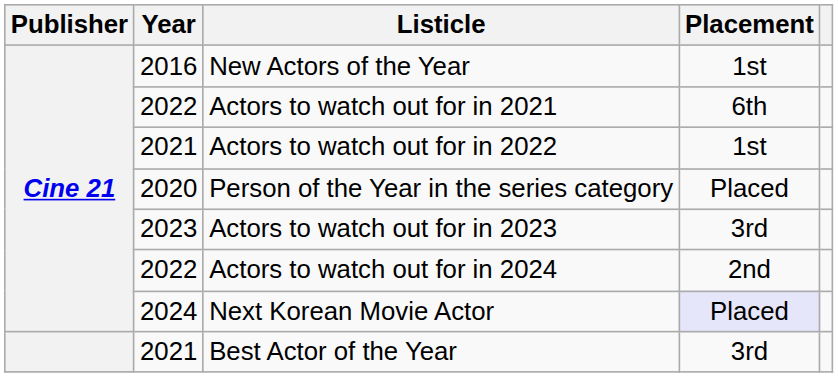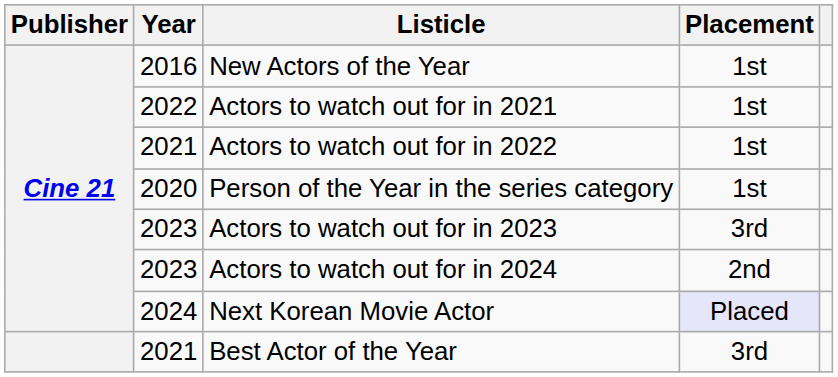(749, 106) 6th -> (749, 106) 1st
(749, 188) Placed -> (749, 188) 1st
(169, 270) 2022 -> (169, 270) 2023
